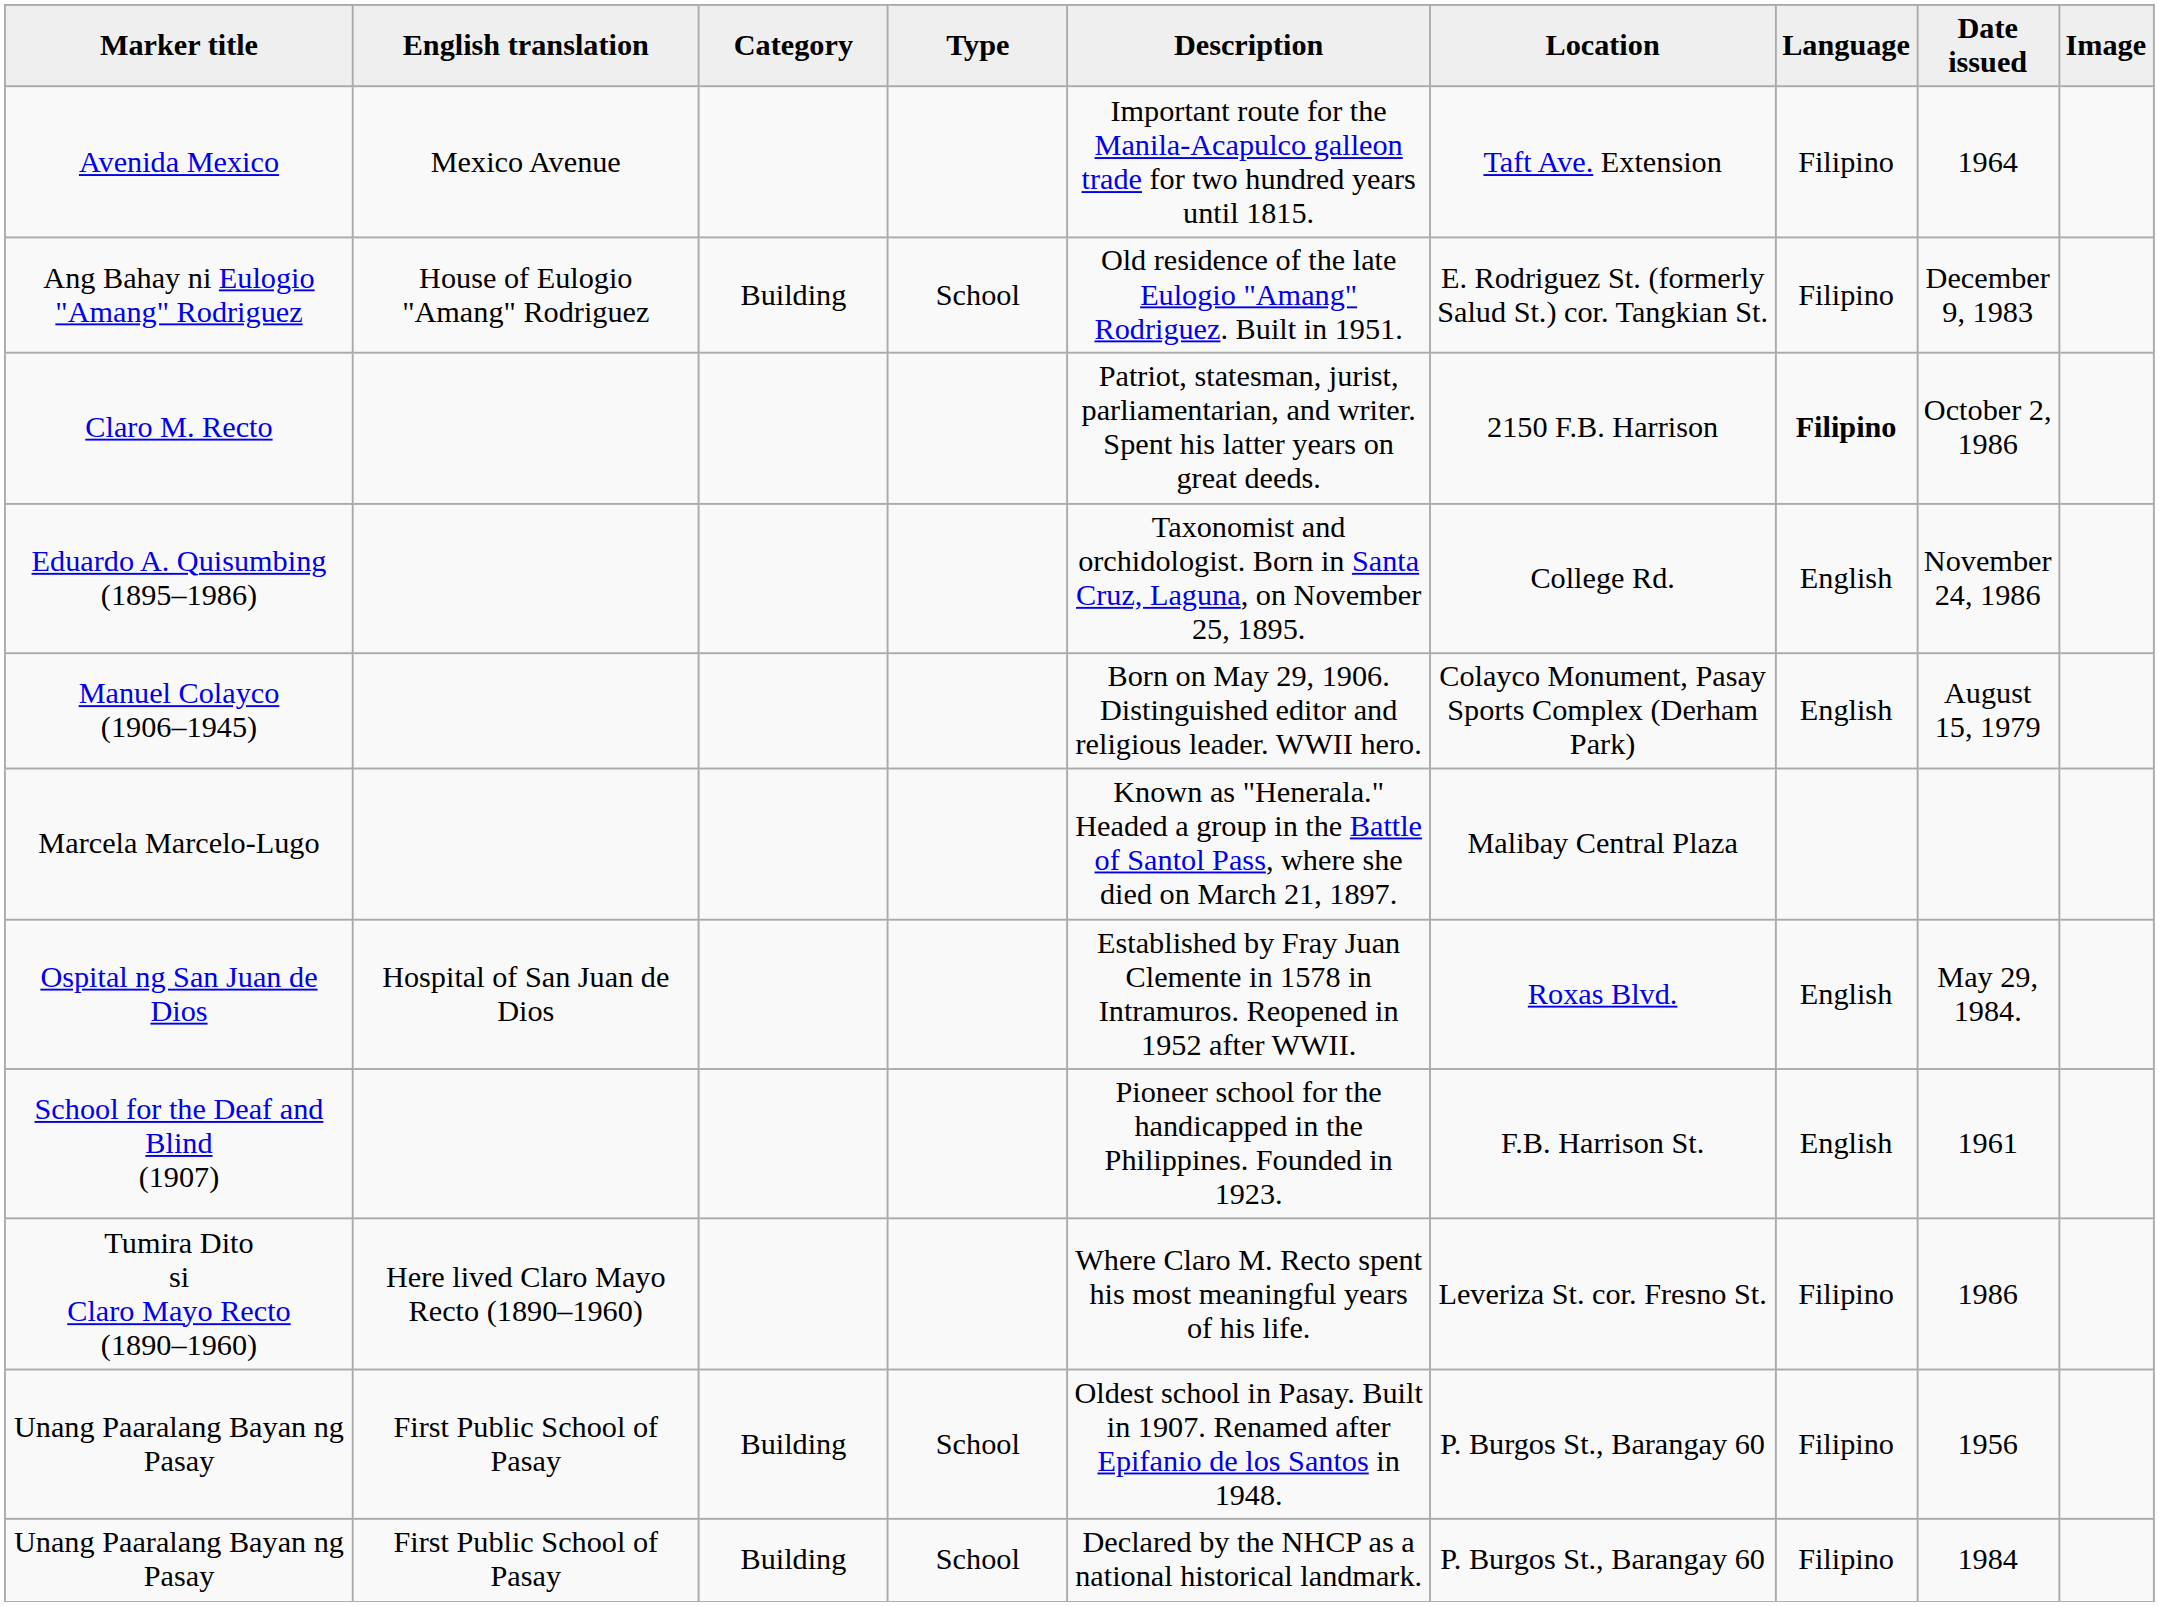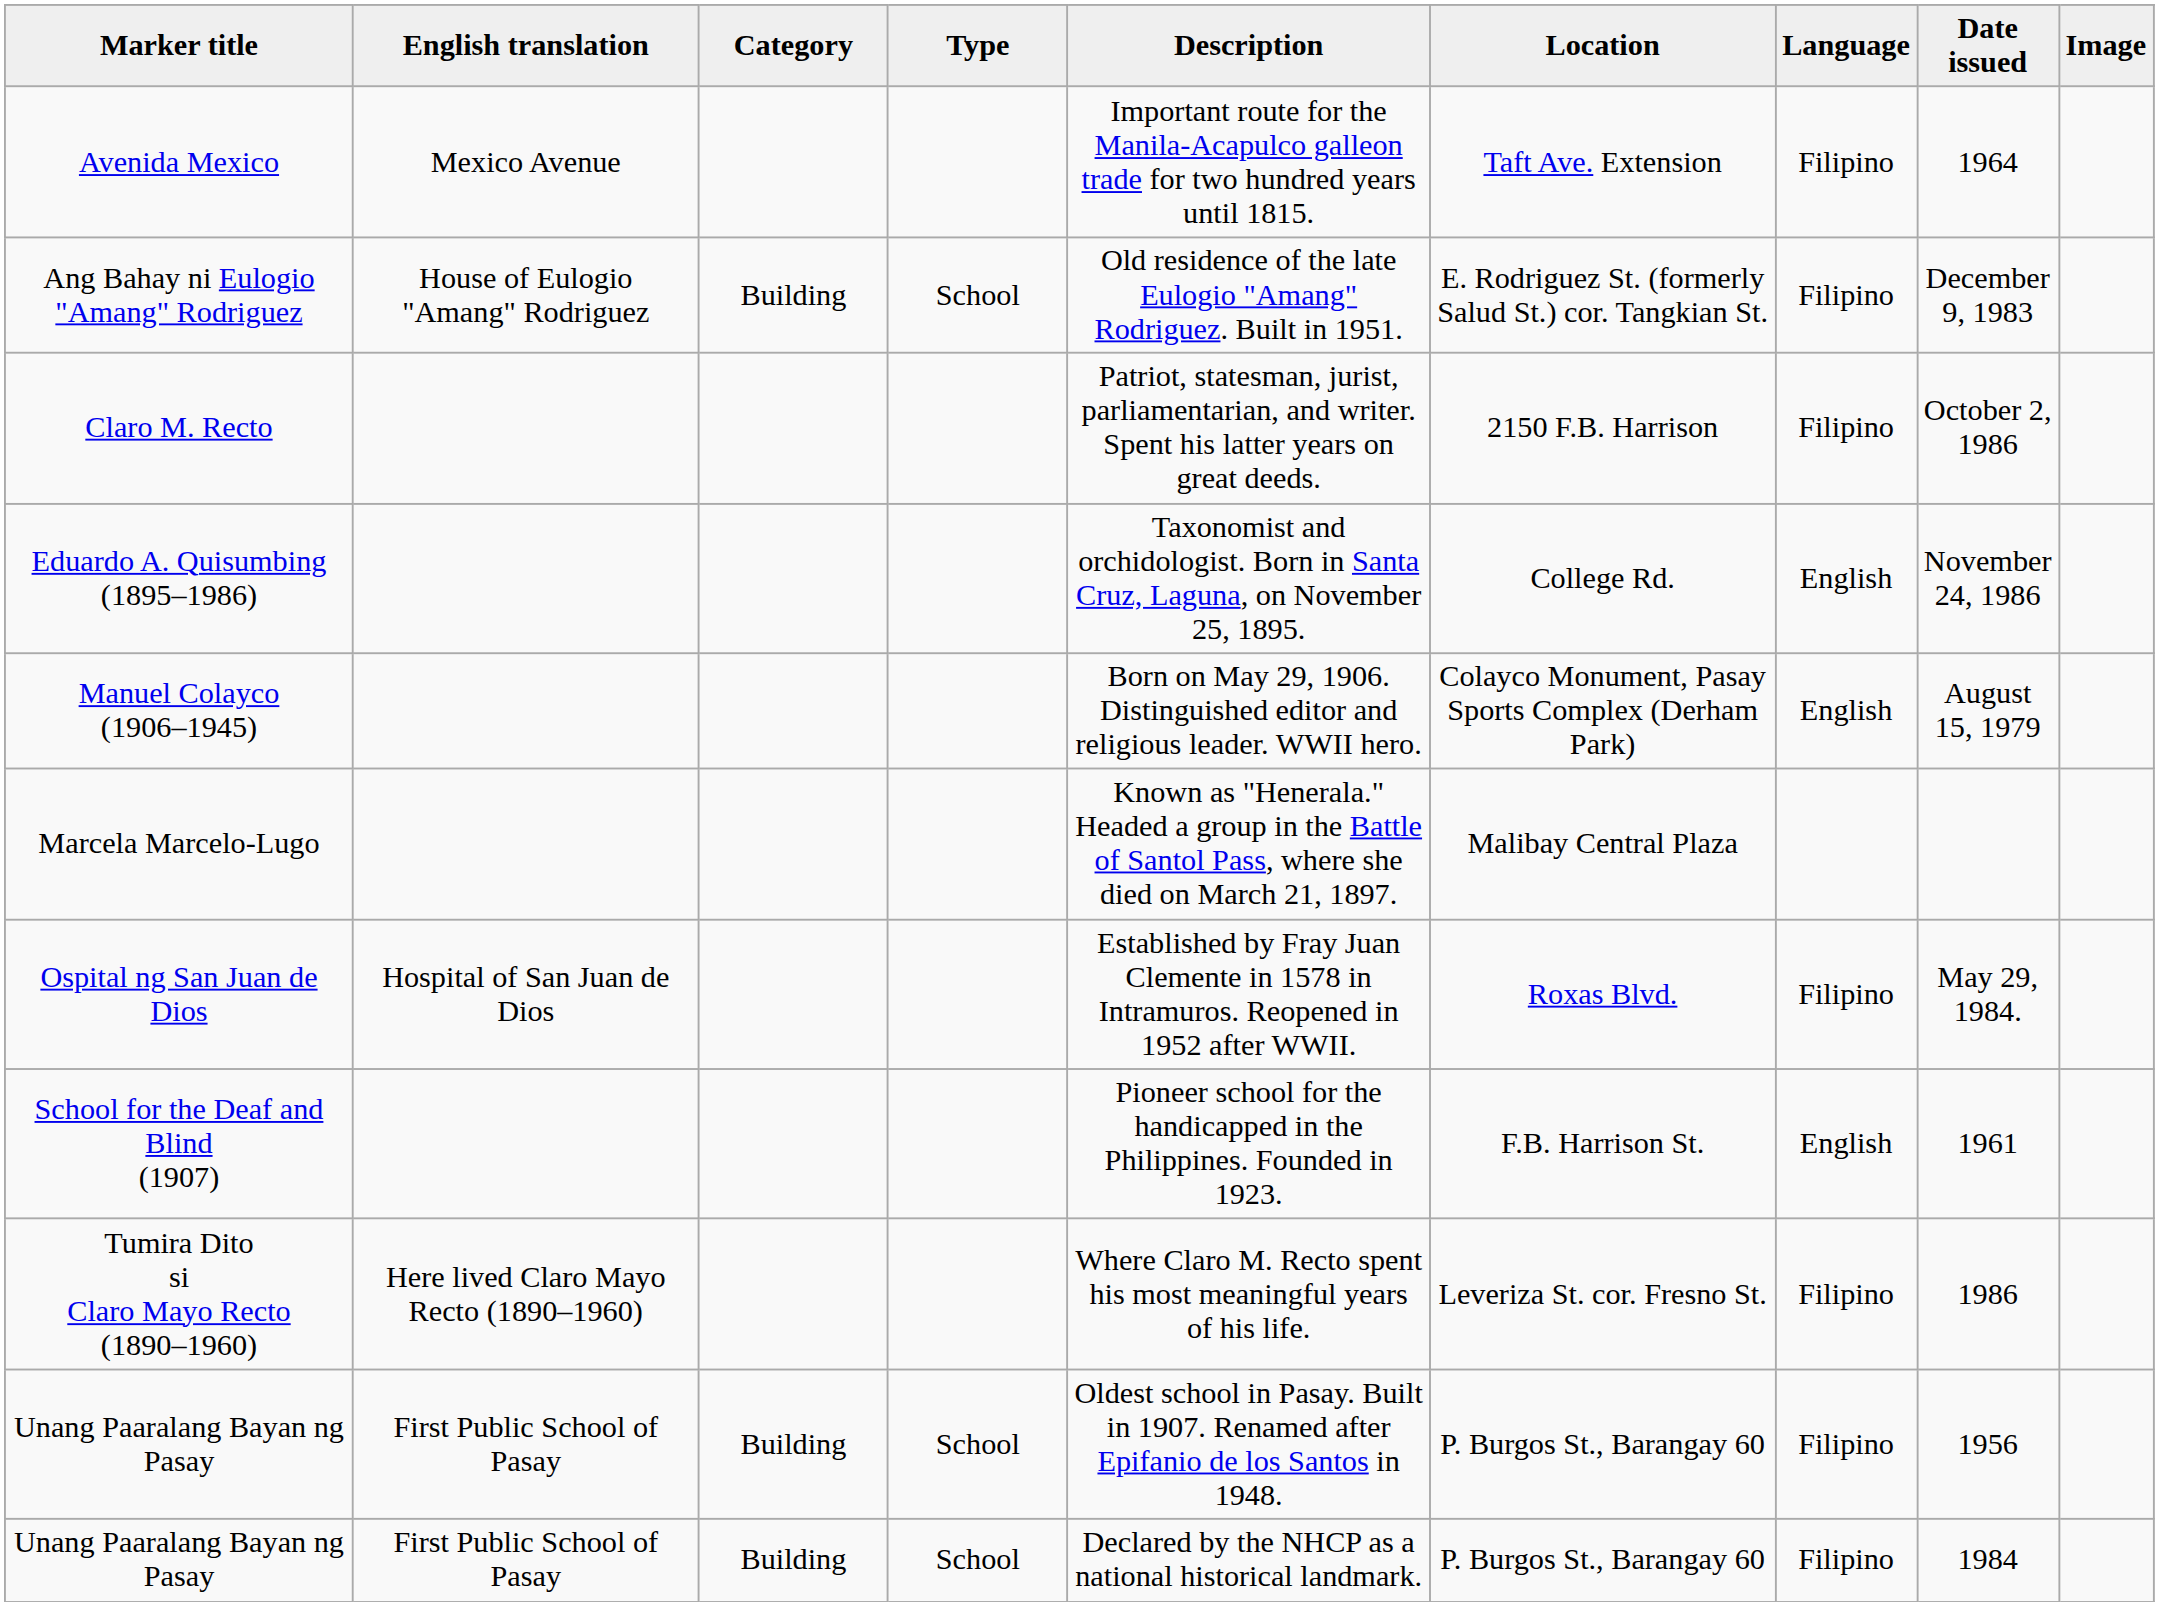(1846, 427) bold -> (1846, 427) normal
(1846, 993) English -> (1846, 993) Filipino
